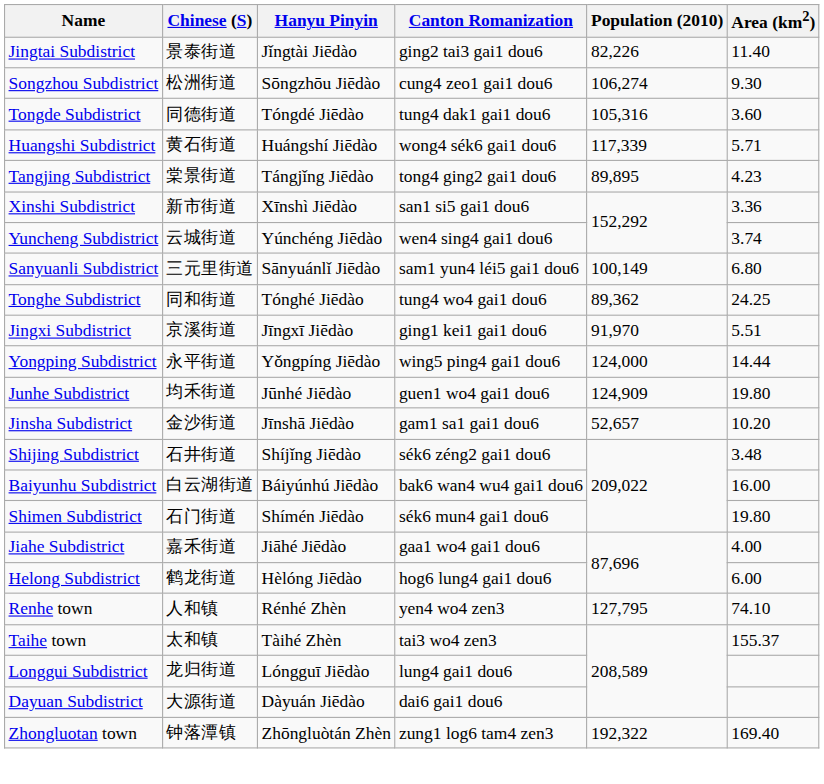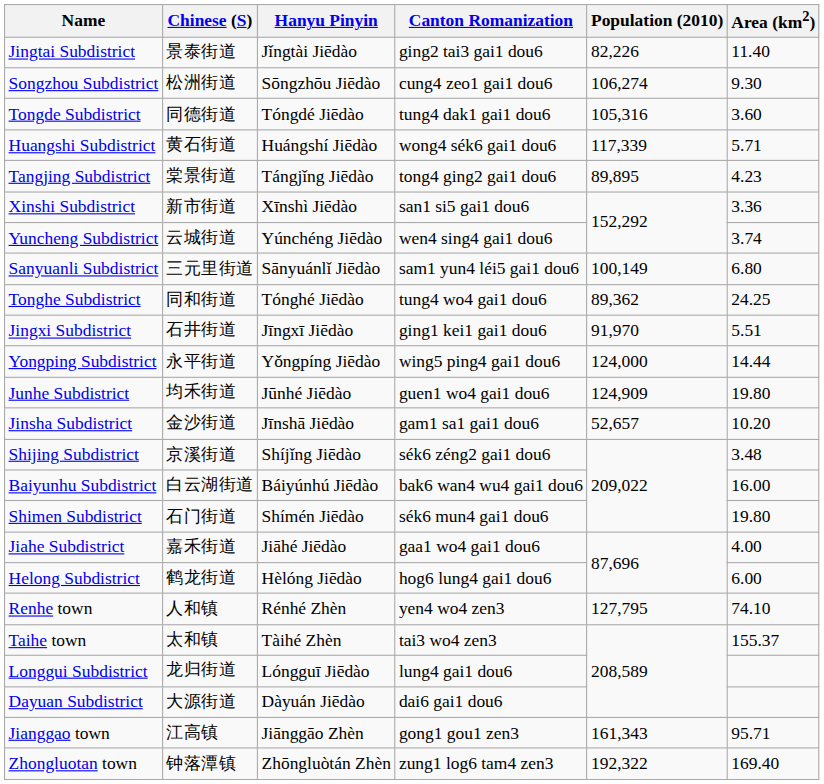(201, 330) 京溪街道 -> (201, 330) 石井街道
(201, 453) 石井街道 -> (201, 453) 京溪街道
+ row: (59, 732)
